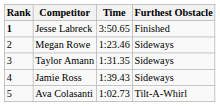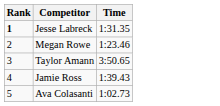- column: (174, 12)
(114, 28) 3:50.65 -> (114, 28) 1:31.35
(114, 61) 1:31.35 -> (114, 61) 3:50.65
